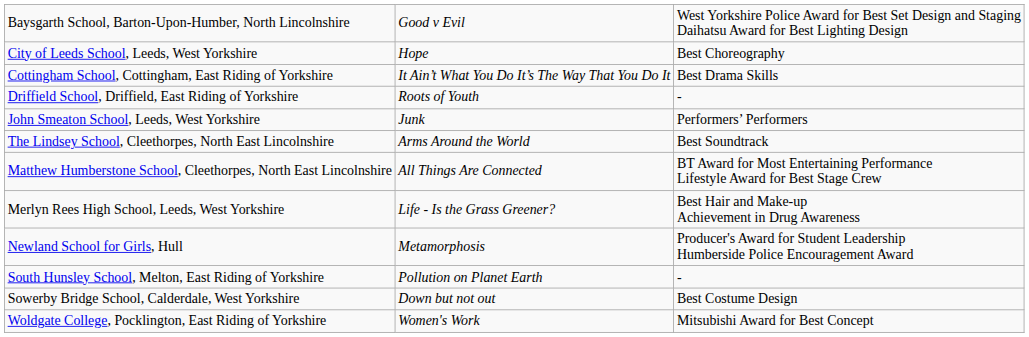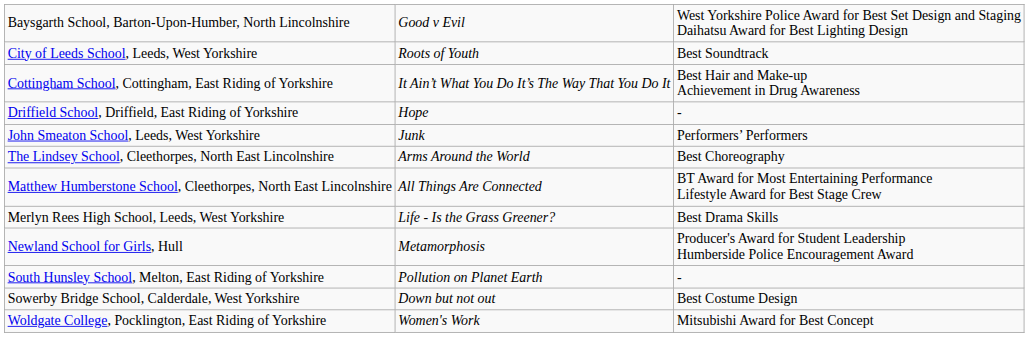(413, 53) Hope -> (439, 53) Roots of Youth
(731, 53) Best Choreography -> (723, 53) Best Soundtrack
(728, 75) Best Drama Skills -> (768, 83) Best Hair and Make-up Achievement in Drug Awareness
(439, 97) Roots of Youth -> (413, 113) Hope
(723, 141) Best Soundtrack -> (731, 157) Best Choreography
(768, 209) Best Hair and Make-up Achievement in Drug Awareness -> (728, 217) Best Drama Skills
